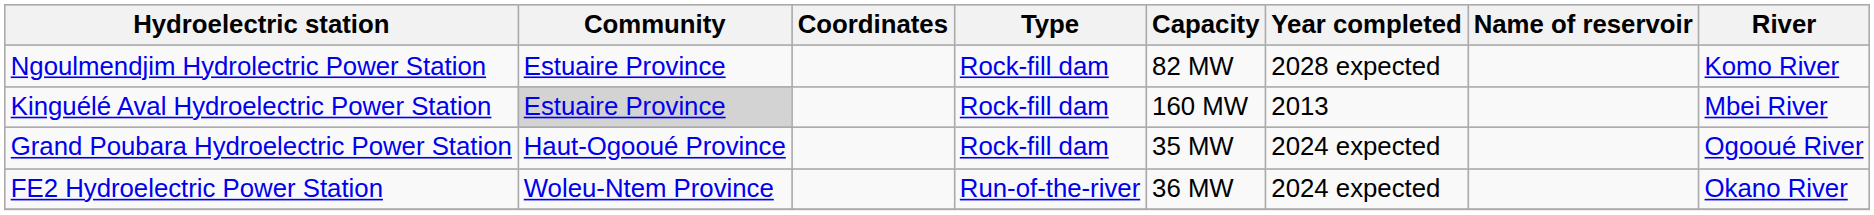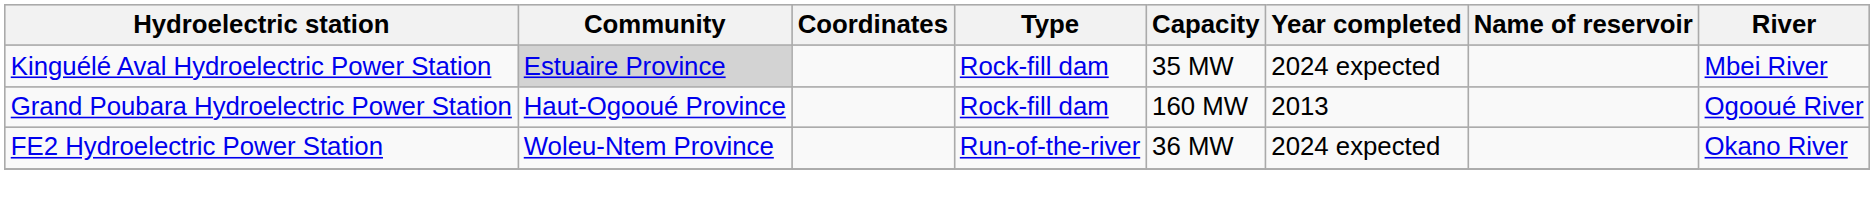- row: (248, 65)
(1200, 106) 160 MW -> (1193, 65) 35 MW
(1300, 106) 2013 -> (1356, 65) 2024 expected
(1193, 147) 35 MW -> (1200, 106) 160 MW
(1356, 147) 2024 expected -> (1300, 106) 2013
